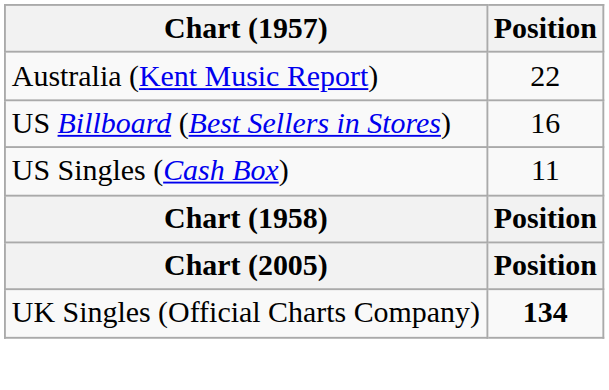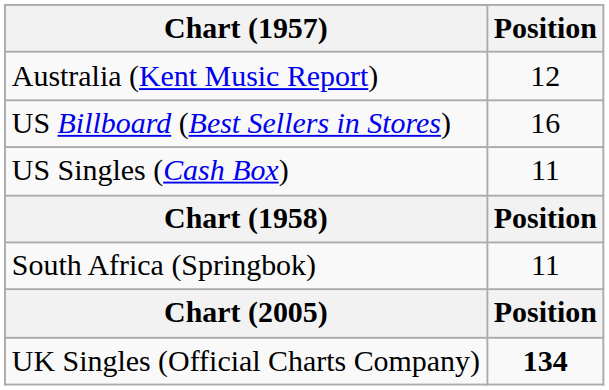(545, 75) 22 -> (545, 75) 12
+ row: (164, 265)
